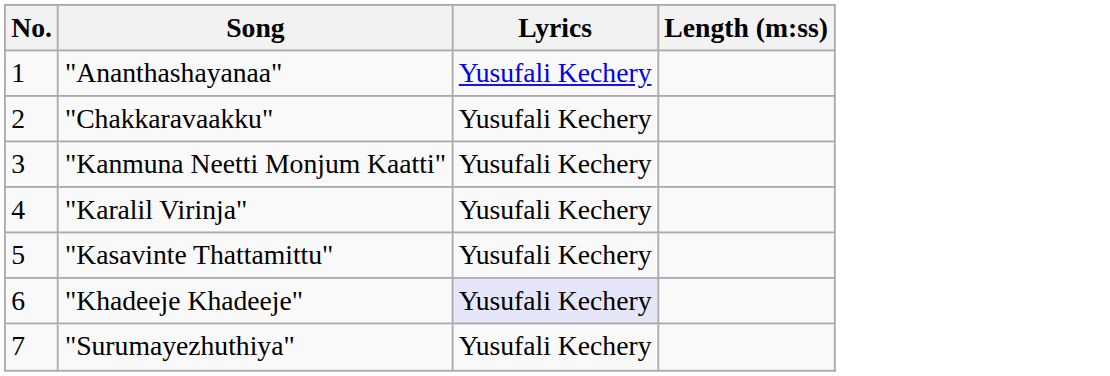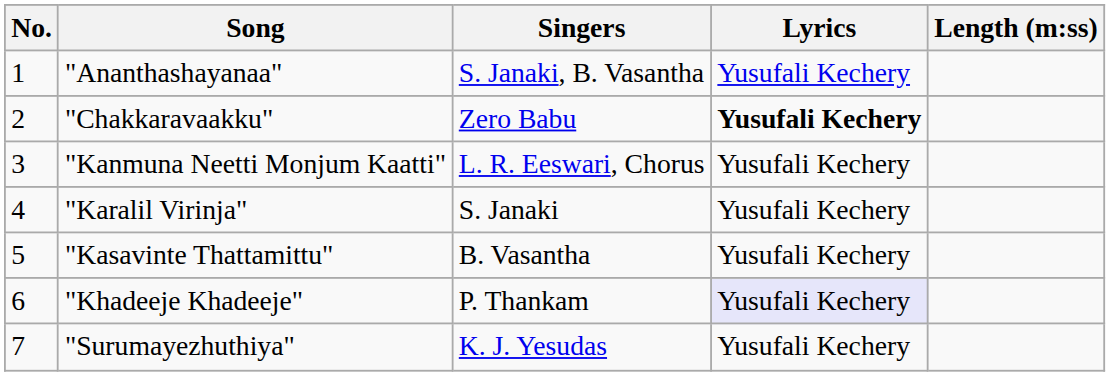+ column: (582, 27)
(555, 118) normal -> (819, 118) bold
